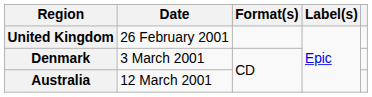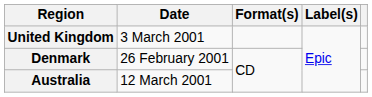(175, 37) 26 February 2001 -> (162, 37) 3 March 2001
(162, 59) 3 March 2001 -> (175, 59) 26 February 2001
